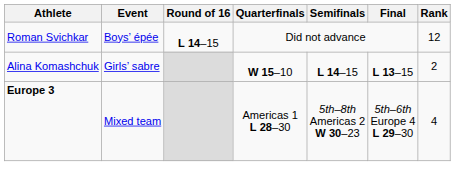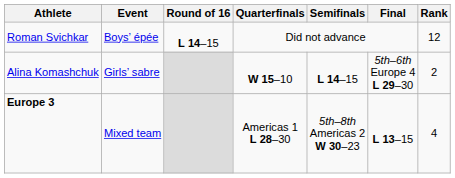(393, 73) L 13–15 -> (393, 73) 5th–6th Europe 4 L 29–30
(393, 122) 5th–6th Europe 4 L 29–30 -> (393, 140) L 13–15
